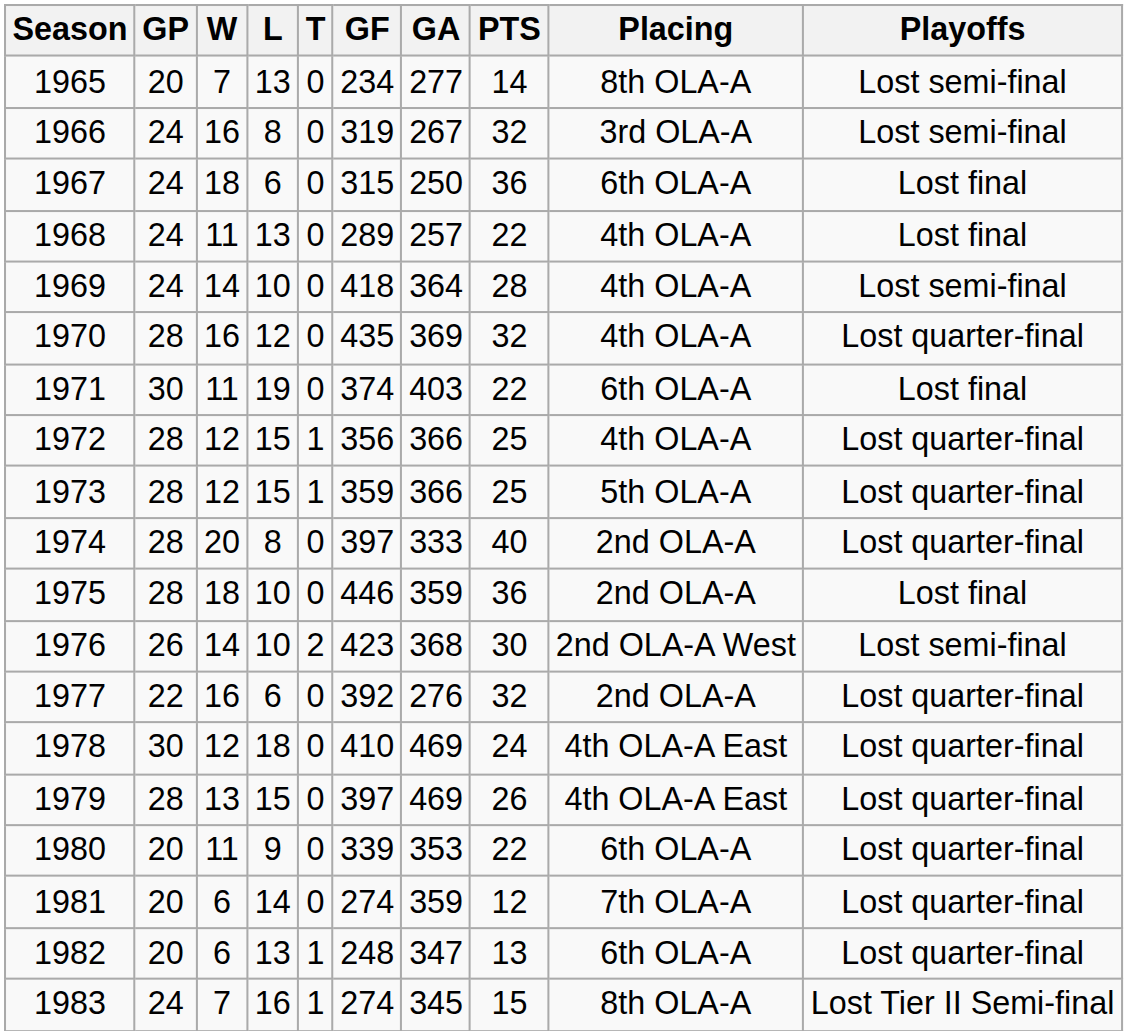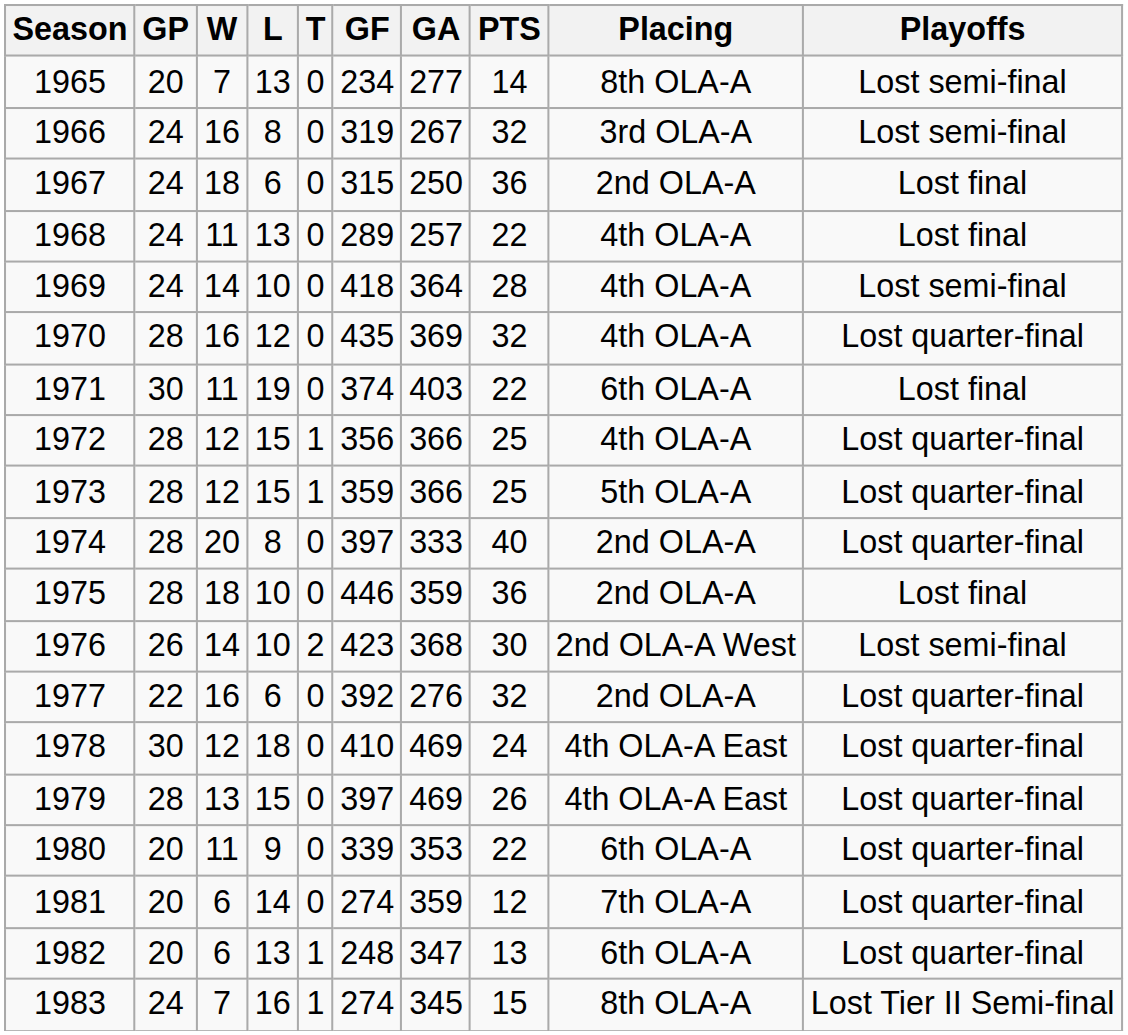(676, 183) 6th OLA-A -> (676, 183) 2nd OLA-A
